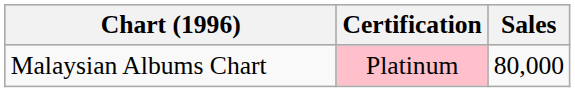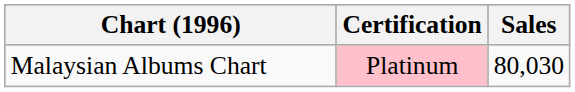(529, 65) 80,000 -> (529, 65) 80,030
